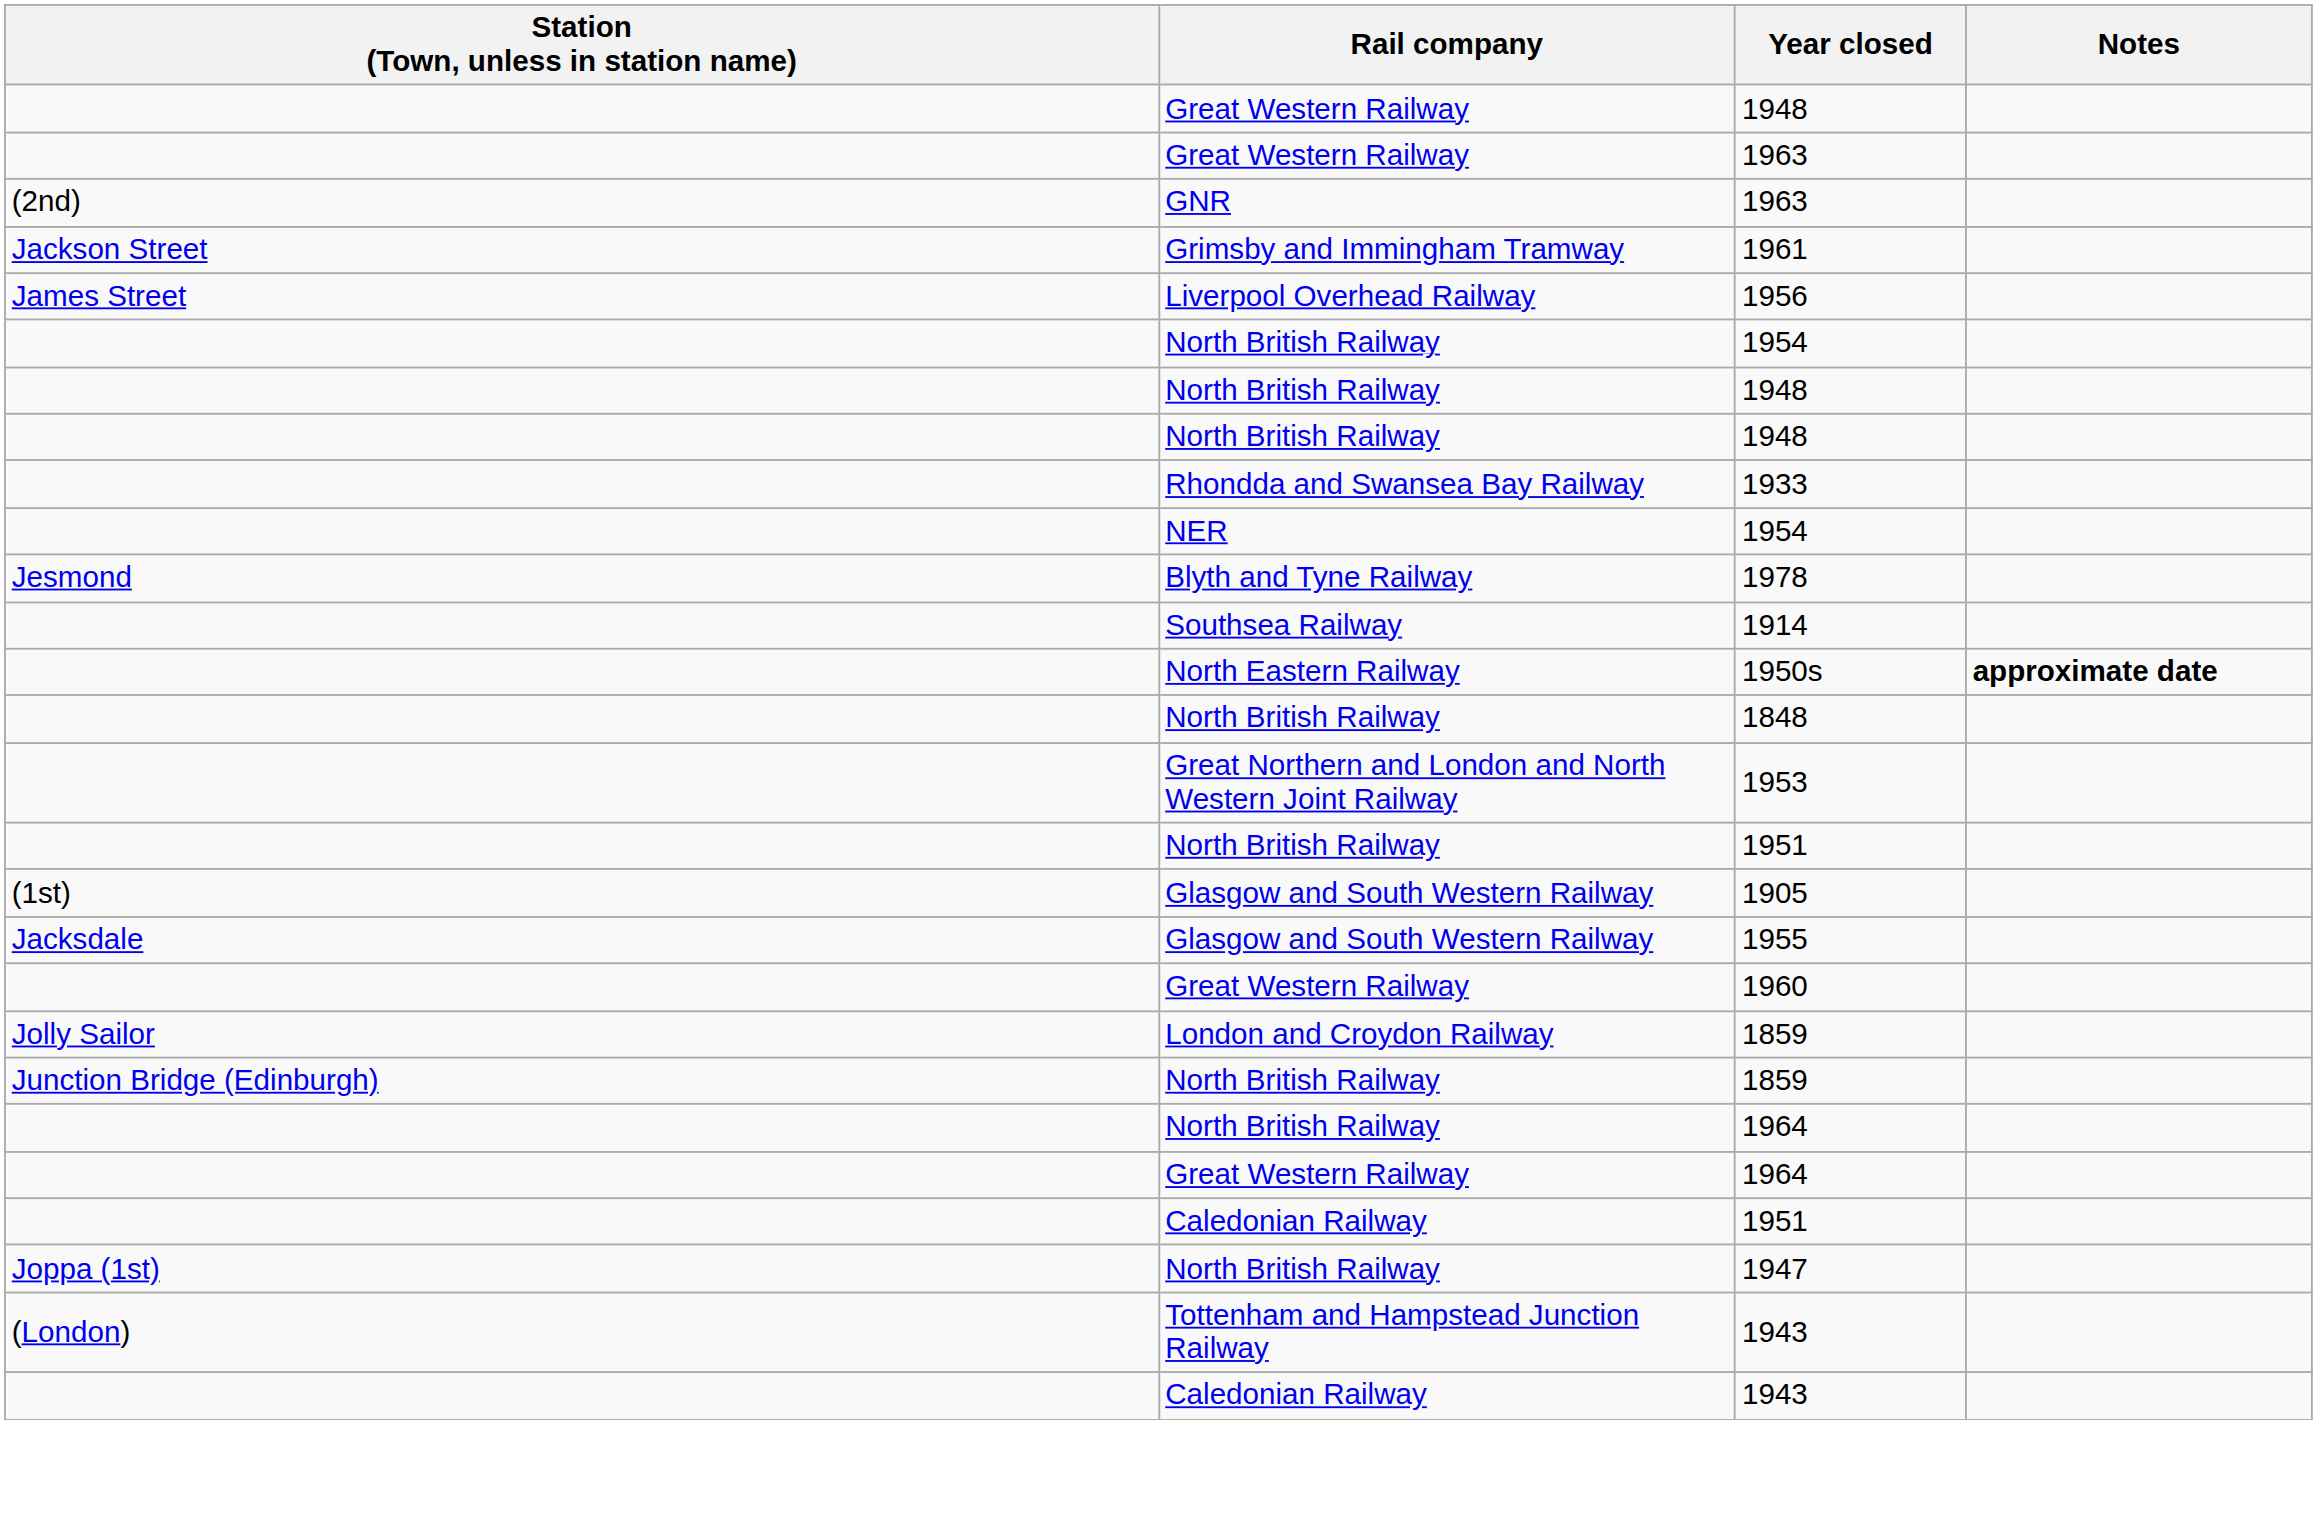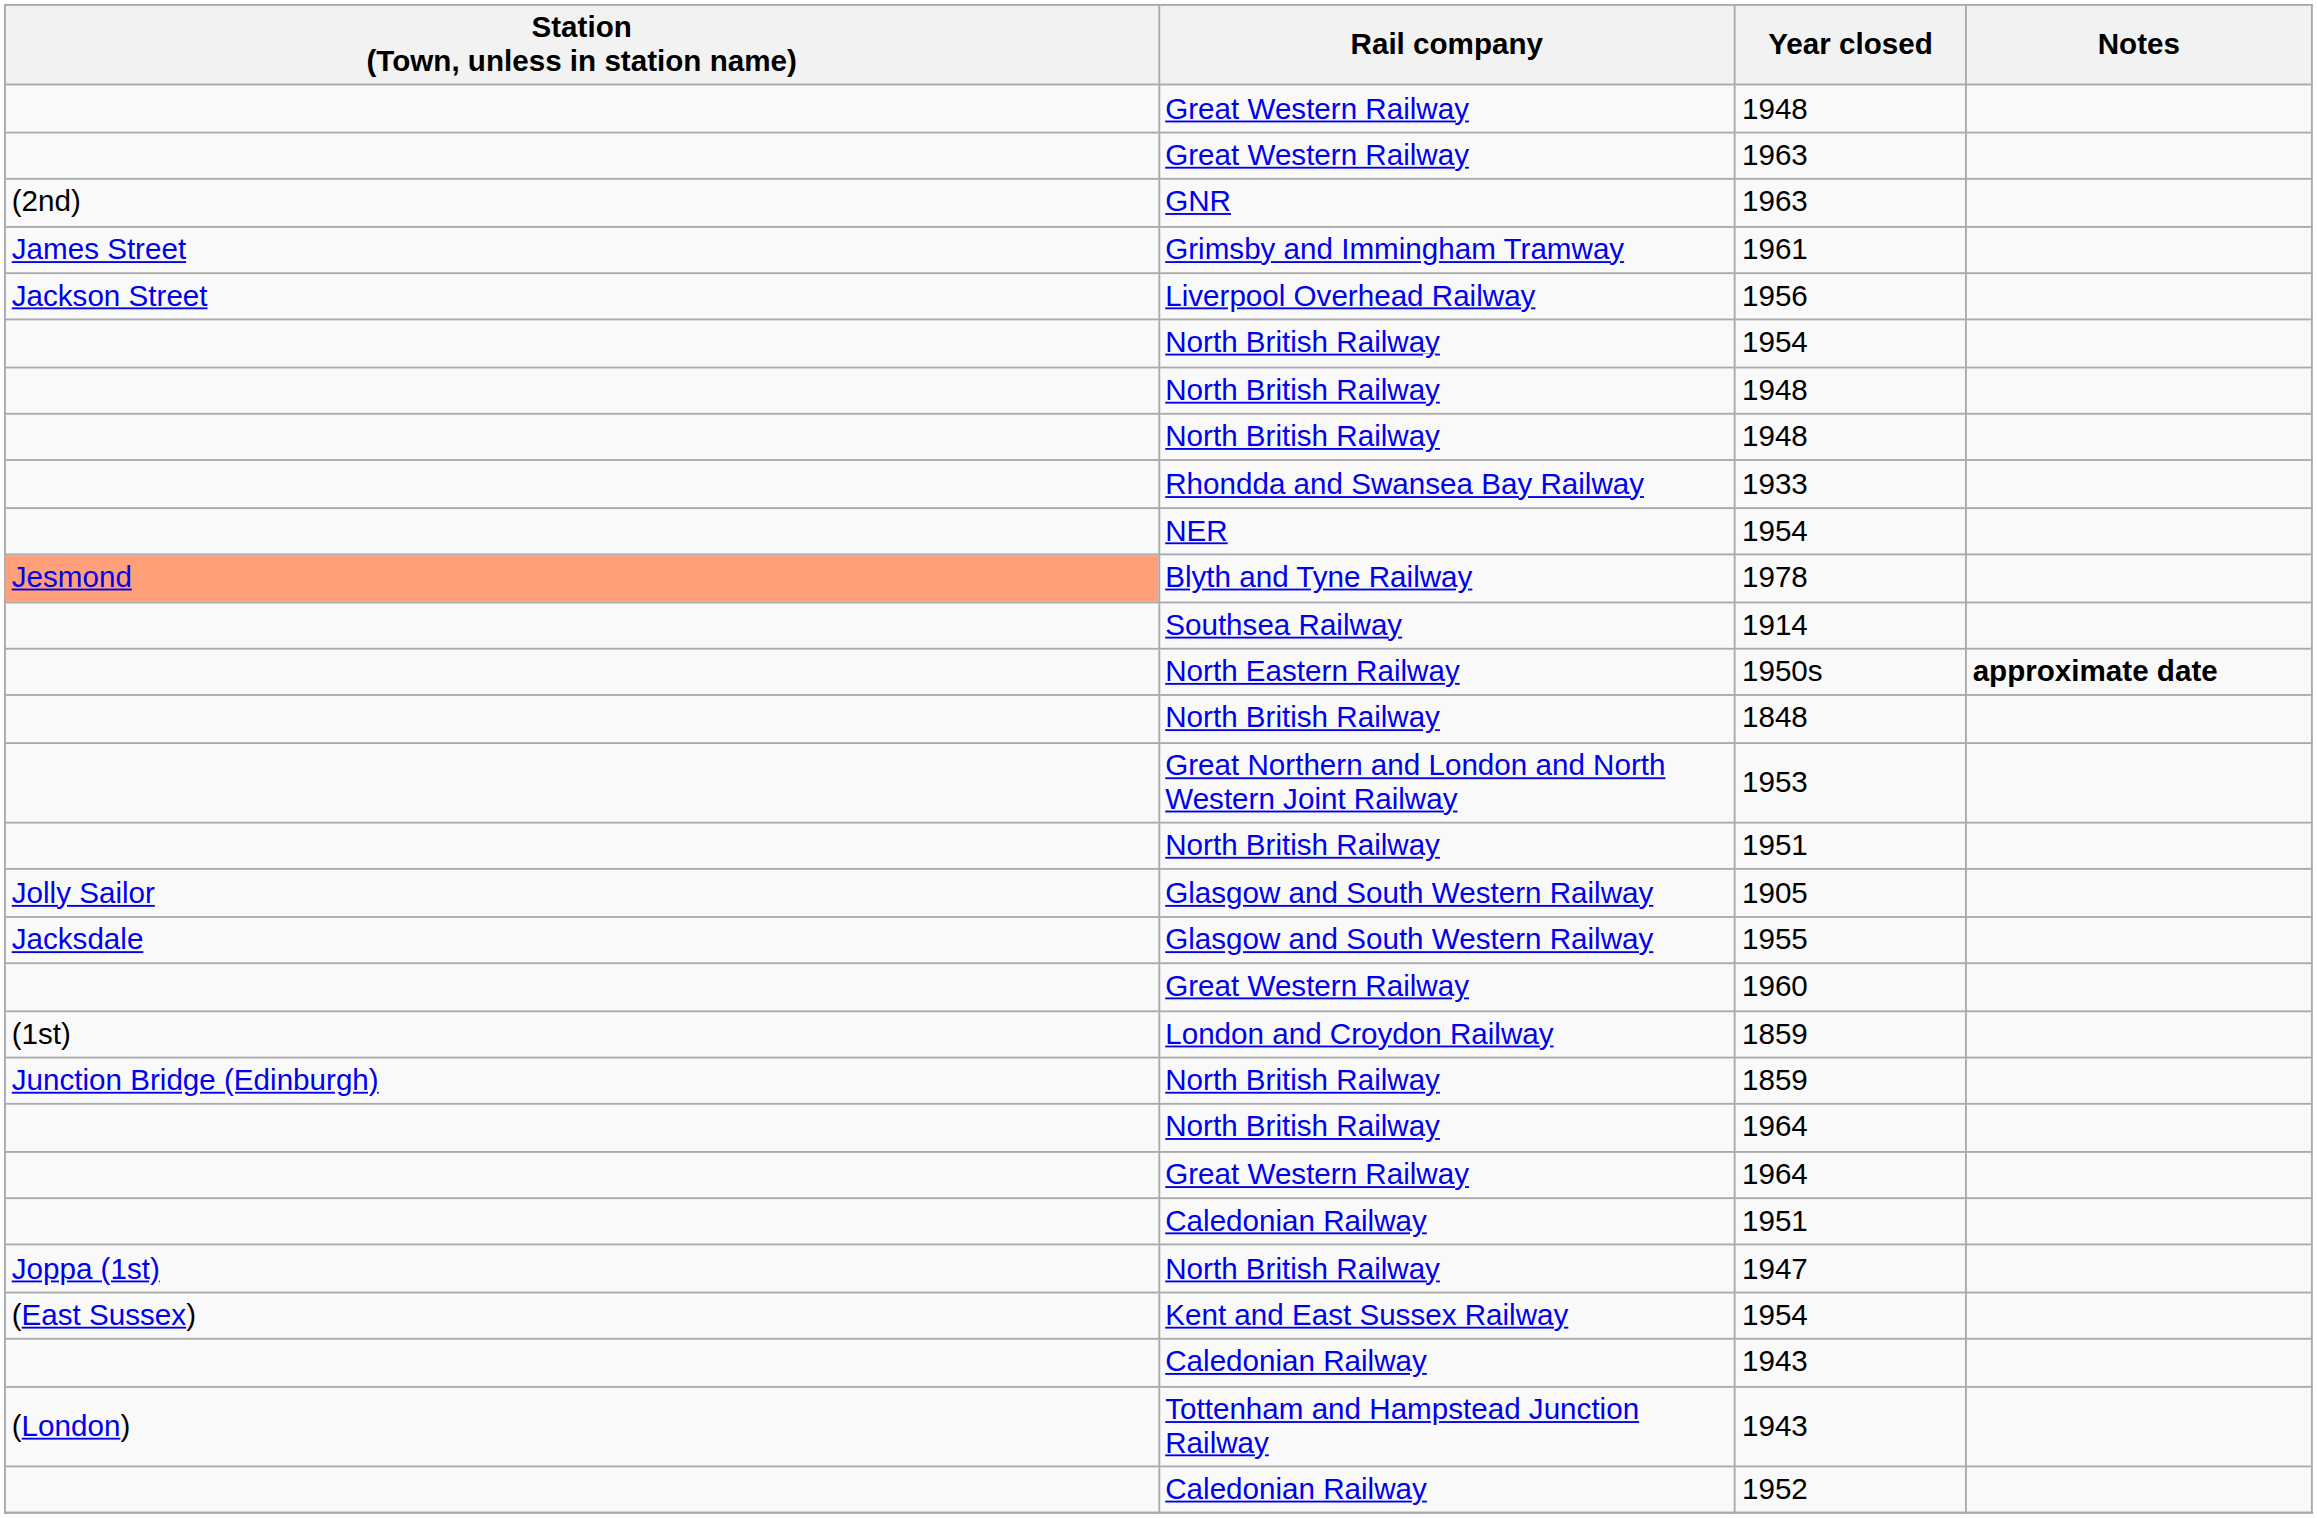(110, 249) Jackson Street -> (99, 249) James Street
(99, 295) James Street -> (110, 295) Jackson Street
(72, 577) no background -> (72, 577) lightsalmon background
(41, 892) (1st) -> (83, 892) Jolly Sailor
(83, 1033) Jolly Sailor -> (41, 1033) (1st)
+ row: (1367, 1315)
rows swapped: (1402, 1331) <-> (1296, 1395)
+ row: (1296, 1489)
